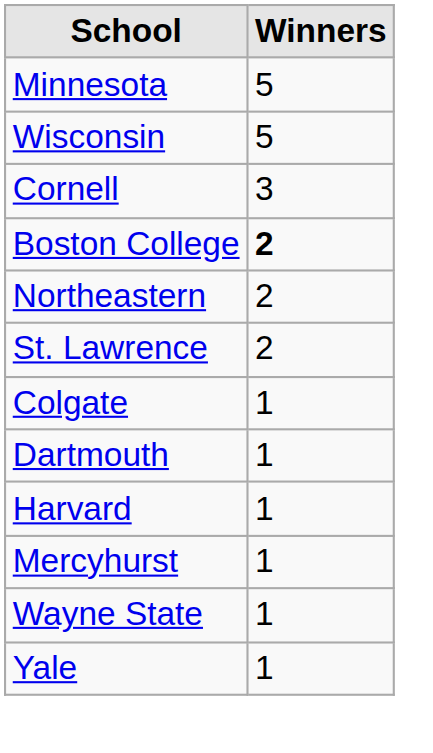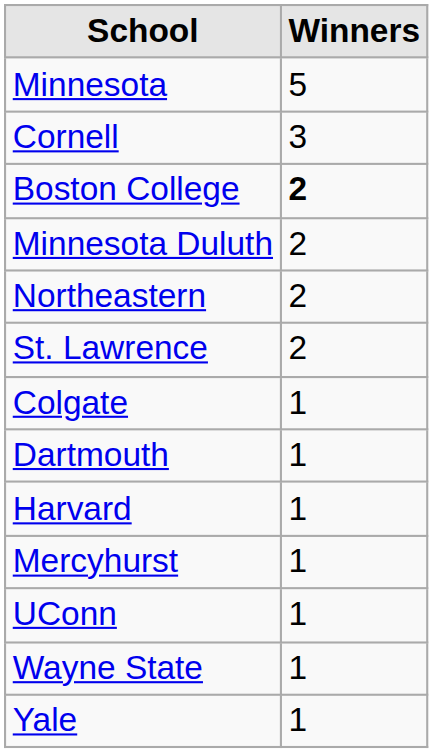- row: (89, 137)
+ row: (143, 243)
+ row: (65, 614)
